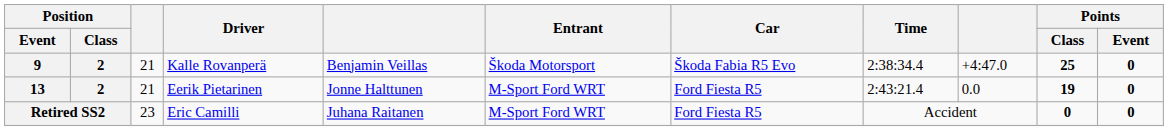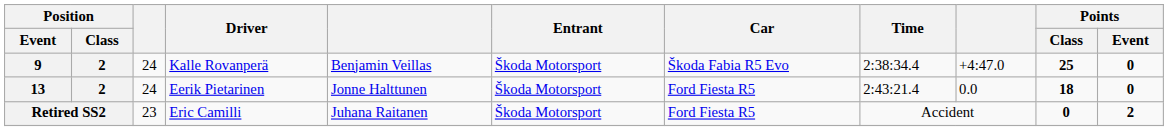(147, 64) 21 -> (149, 64) 24
(147, 88) 21 -> (149, 88) 24
(547, 88) M-Sport Ford WRT -> (548, 88) Škoda Motorsport
(1068, 88) 19 -> (1066, 88) 18
(547, 113) M-Sport Ford WRT -> (548, 113) Škoda Motorsport
(1131, 113) 0 -> (1130, 113) 2
